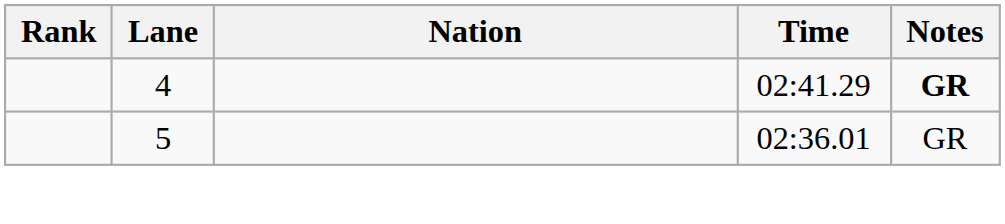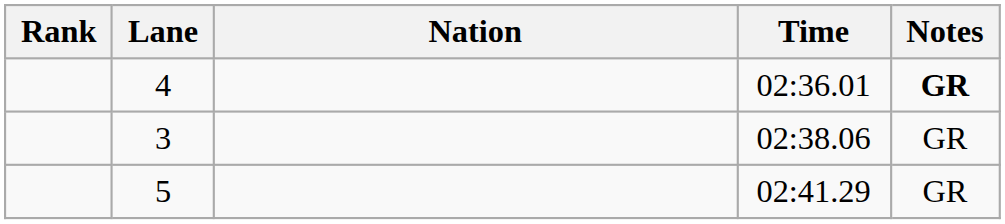(814, 84) 02:41.29 -> (814, 84) 02:36.01
+ row: (163, 138)
(814, 138) 02:36.01 -> (814, 191) 02:41.29
